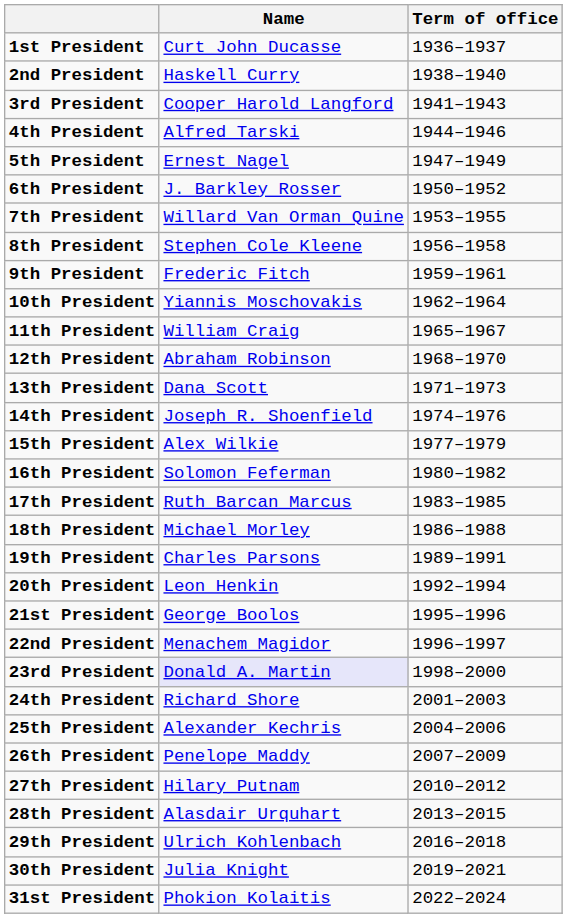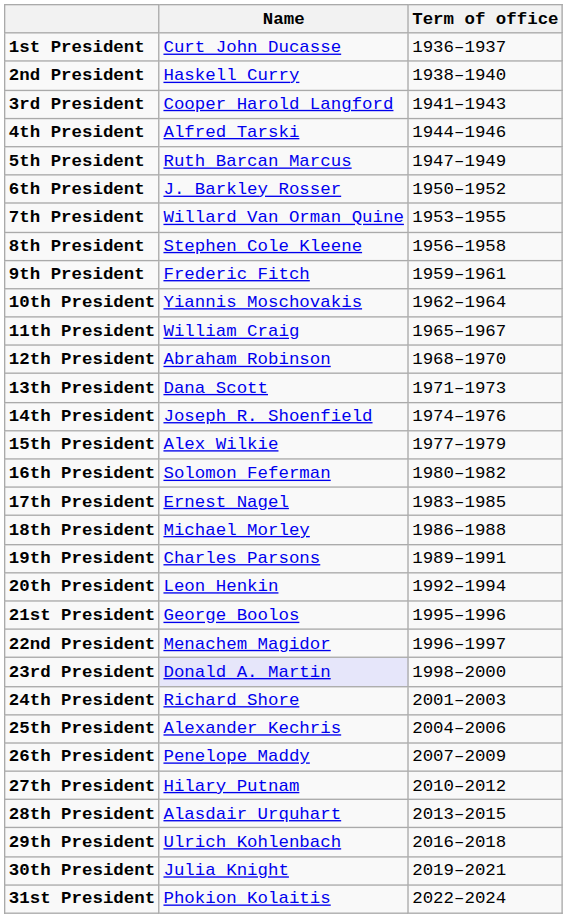(226, 161) Ernest Nagel -> (258, 161) Ruth Barcan Marcus
(258, 502) Ruth Barcan Marcus -> (226, 502) Ernest Nagel
